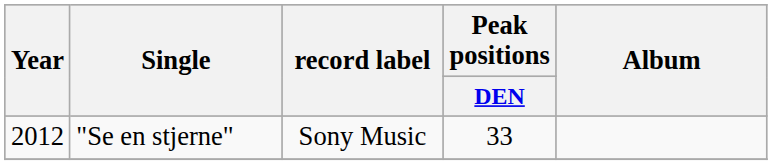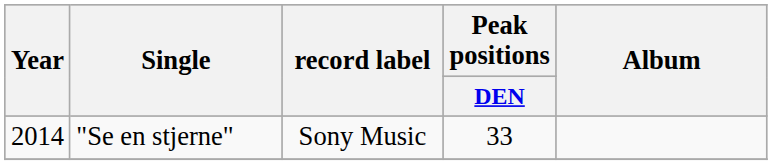(38, 136) 2012 -> (38, 136) 2014
